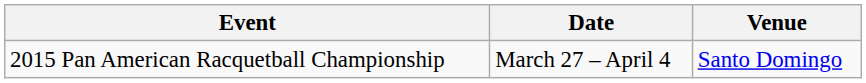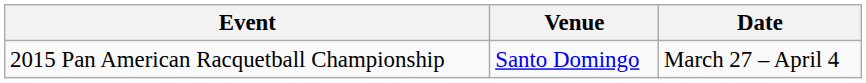columns swapped: (591, 22) <-> (777, 22)
